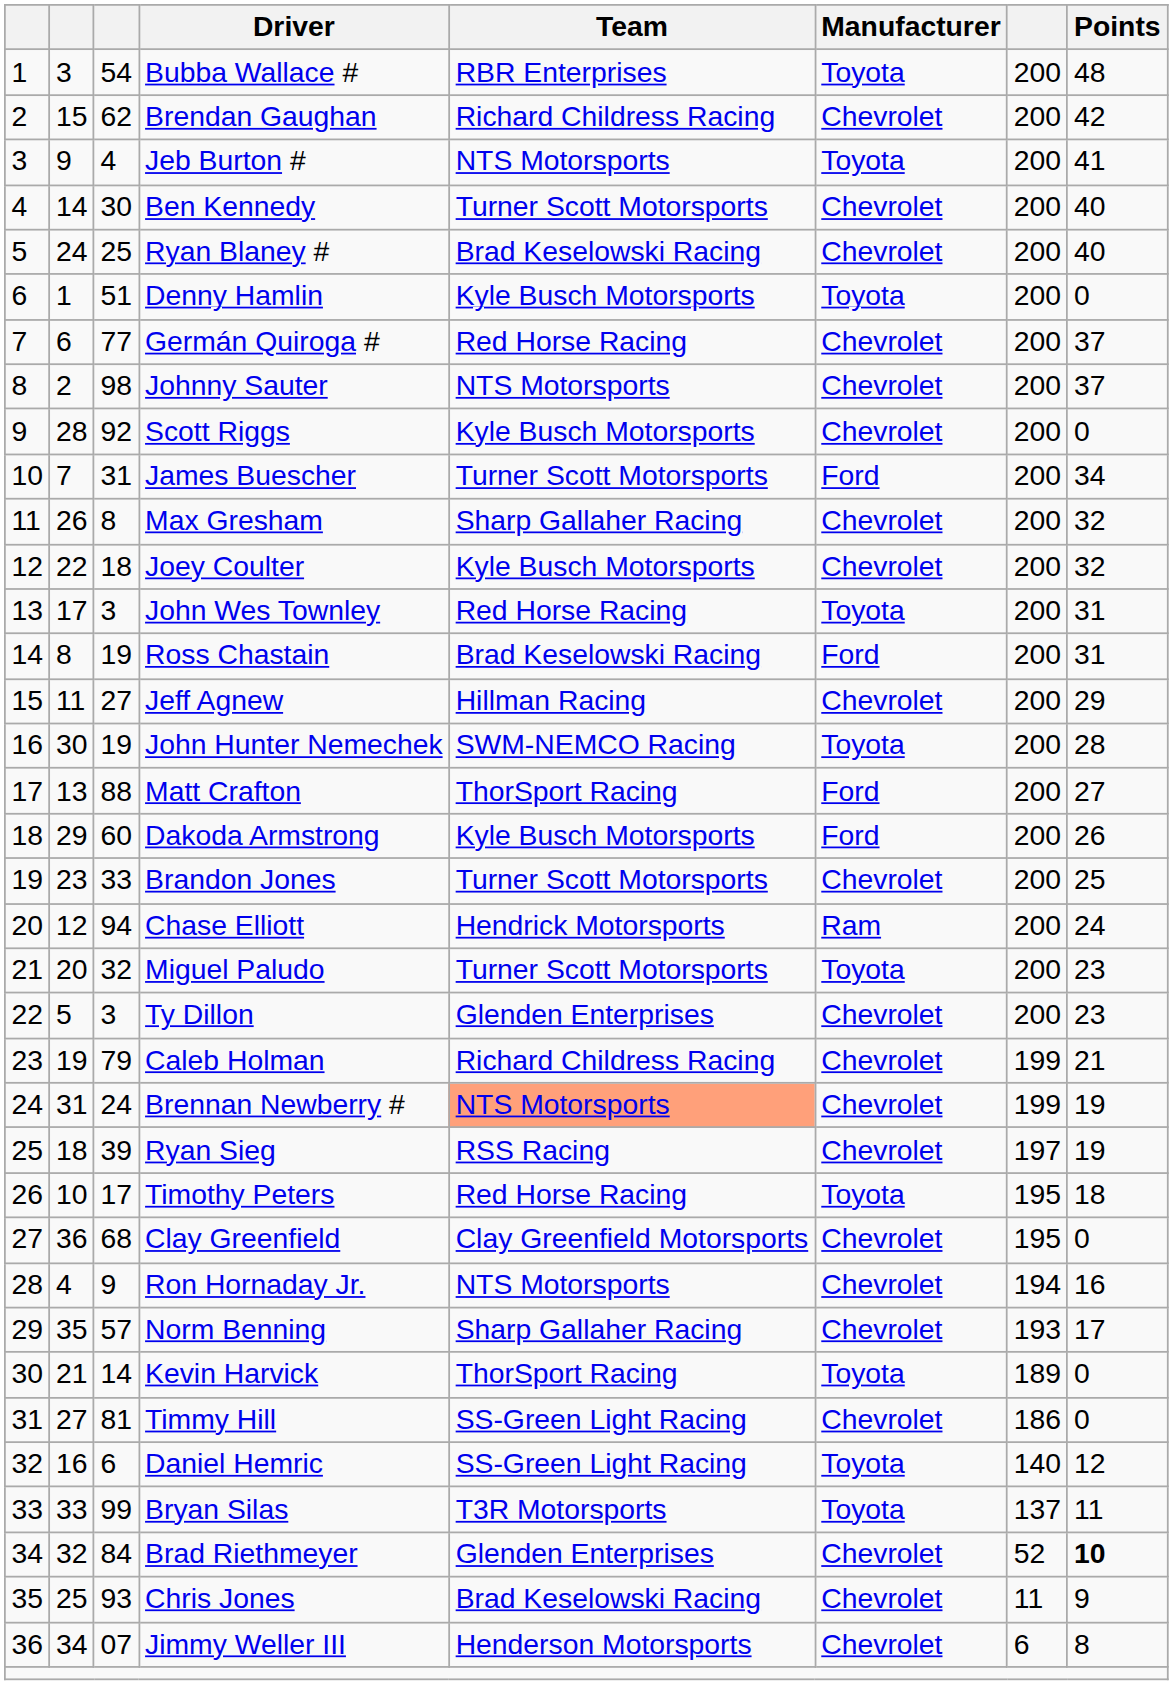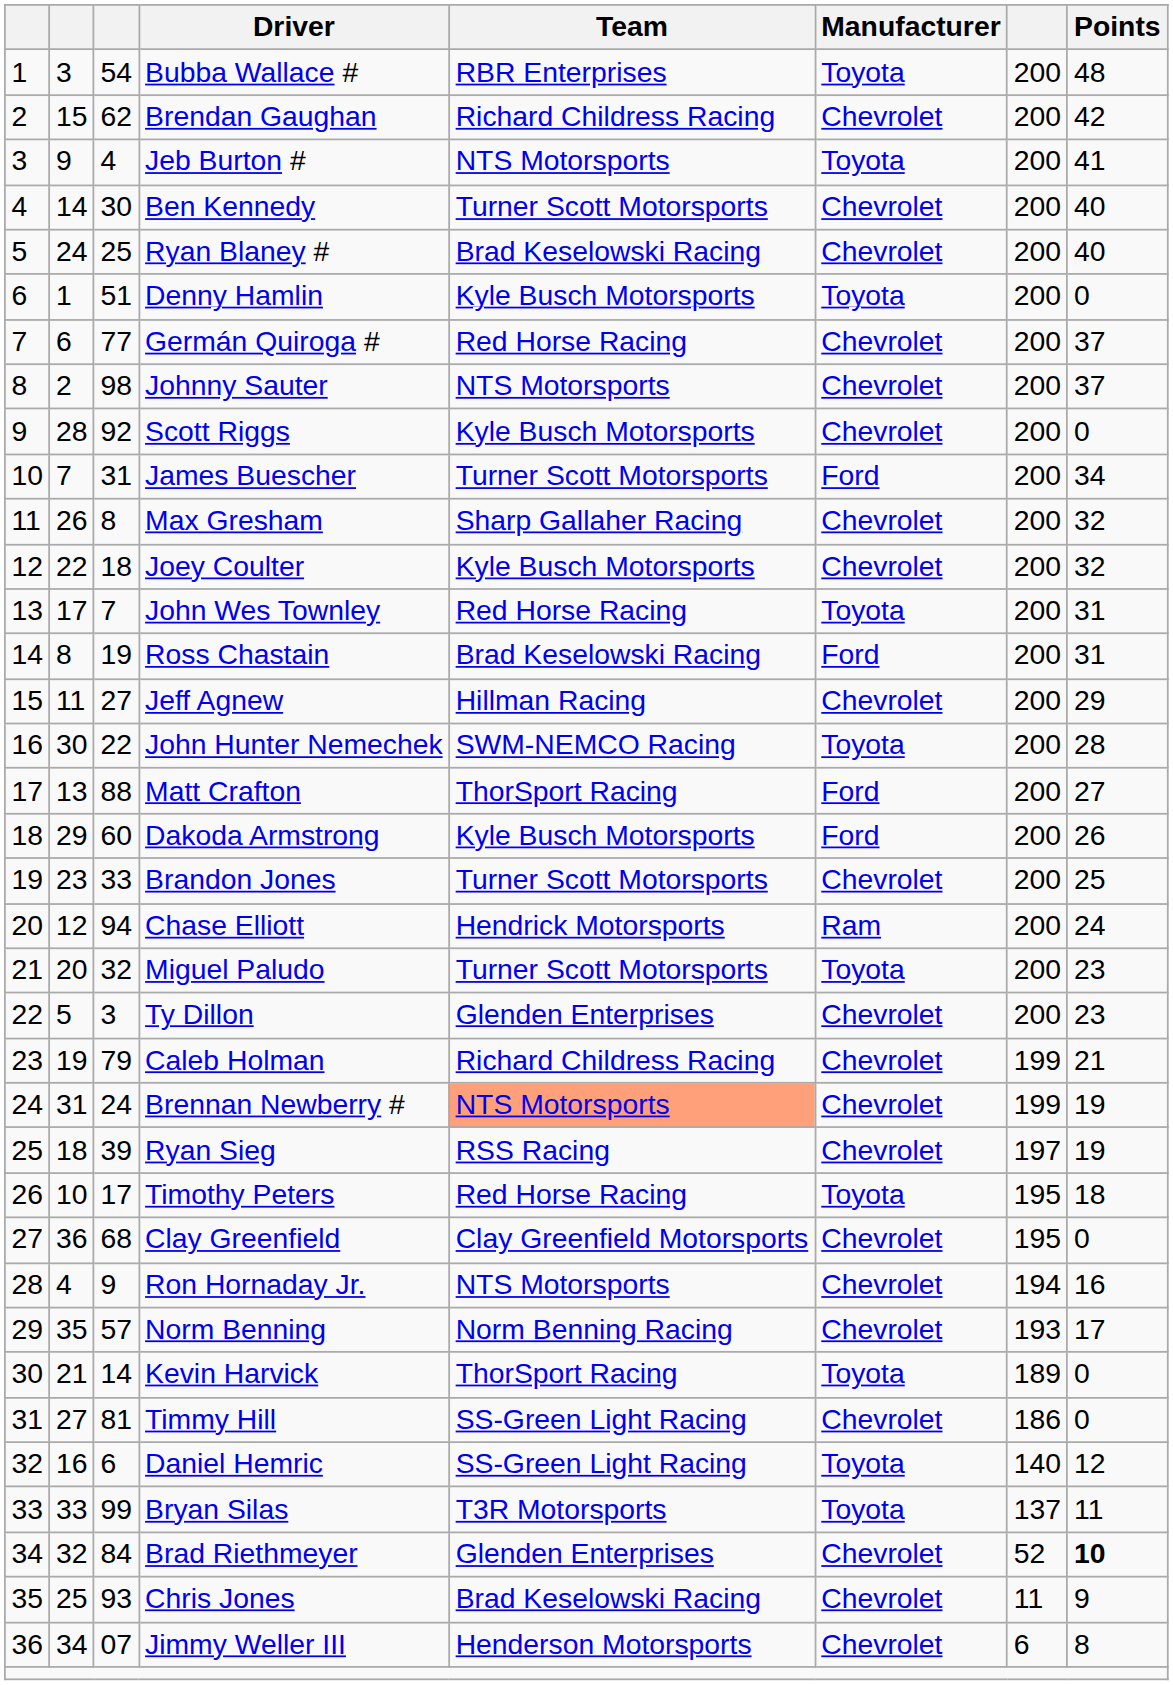(108, 610) 3 -> (108, 610) 7
(116, 745) 19 -> (116, 745) 22
(599, 1329) Sharp Gallaher Racing -> (594, 1329) Norm Benning Racing
